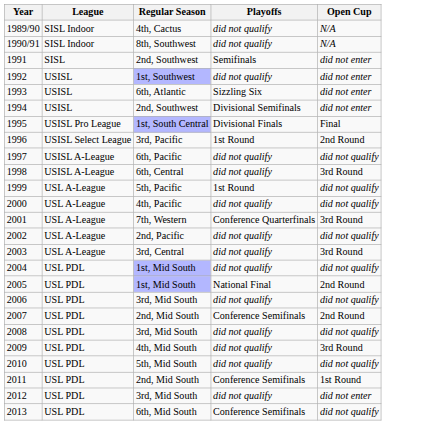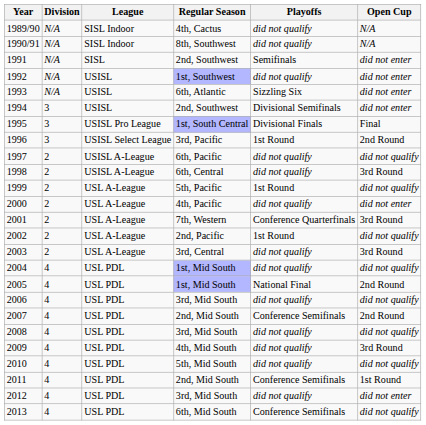+ column: (62, 12)
(349, 204) did not qualify -> (386, 204) did not enter
(242, 236) did not qualify -> (274, 236) 1st Round
